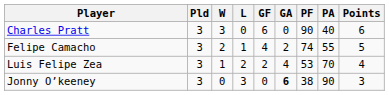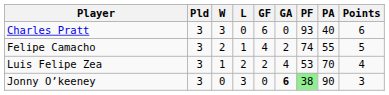(307, 30) 90 -> (307, 30) 93
(307, 82) no background -> (307, 82) lightgreen background
